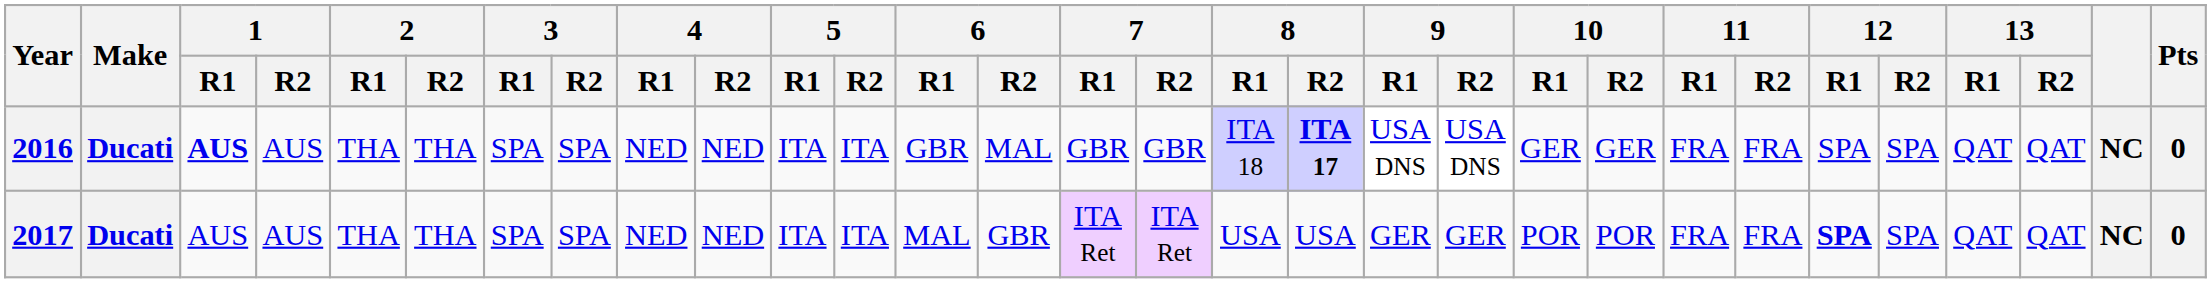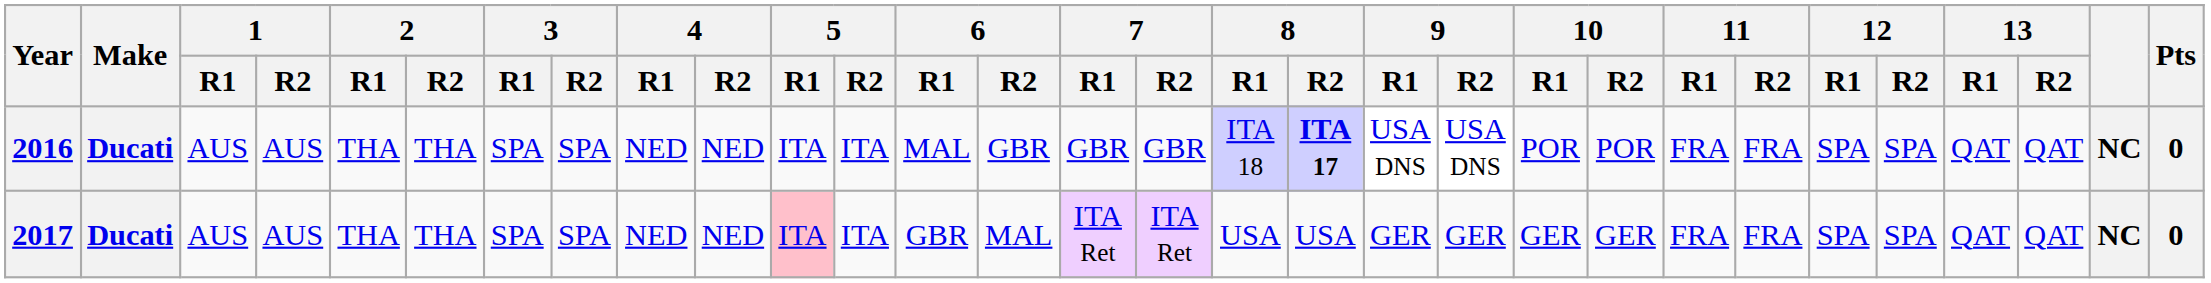(218, 148) bold -> (218, 148) normal
(937, 148) GBR -> (937, 148) MAL
(1019, 148) MAL -> (1019, 148) GBR
(1550, 148) GER -> (1550, 148) POR
(1625, 148) GER -> (1625, 148) POR
(802, 234) no background -> (802, 234) pink background
(937, 234) MAL -> (937, 234) GBR
(1019, 234) GBR -> (1019, 234) MAL
(1550, 234) POR -> (1550, 234) GER
(1625, 234) POR -> (1625, 234) GER
(1844, 234) bold -> (1843, 234) normal
